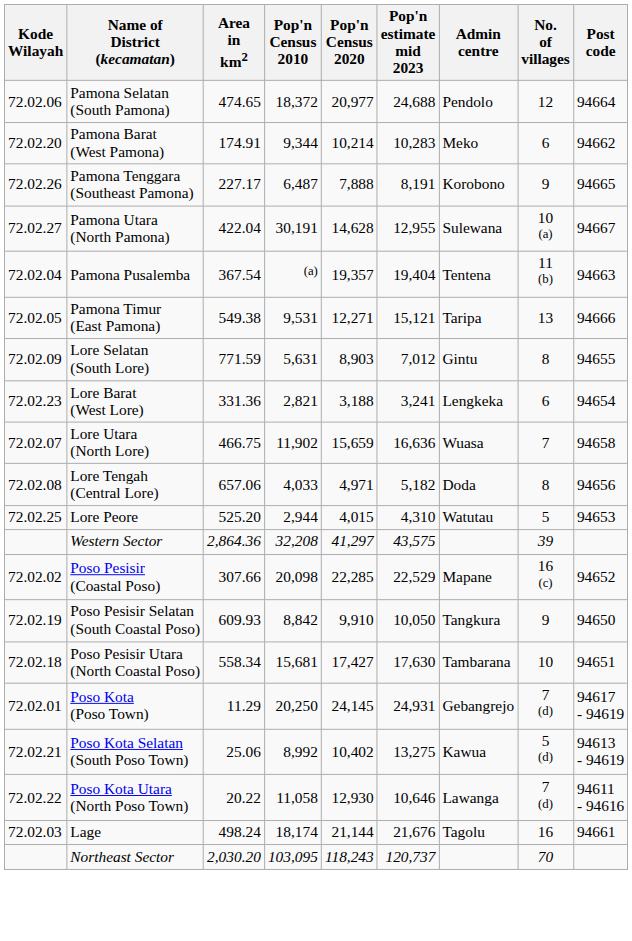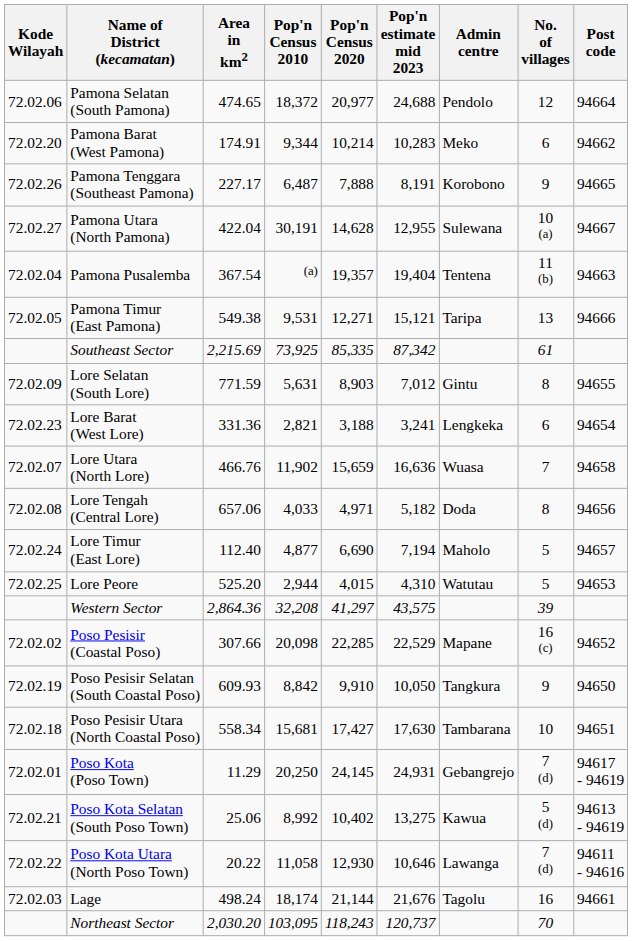+ row: (122, 351)
(240, 442) 466.75 -> (240, 467) 466.76
+ row: (106, 550)
